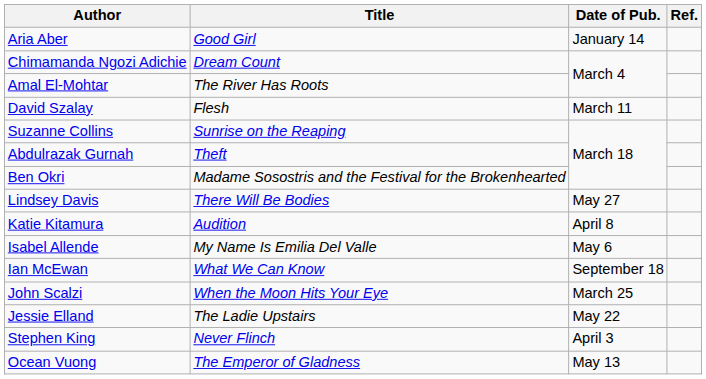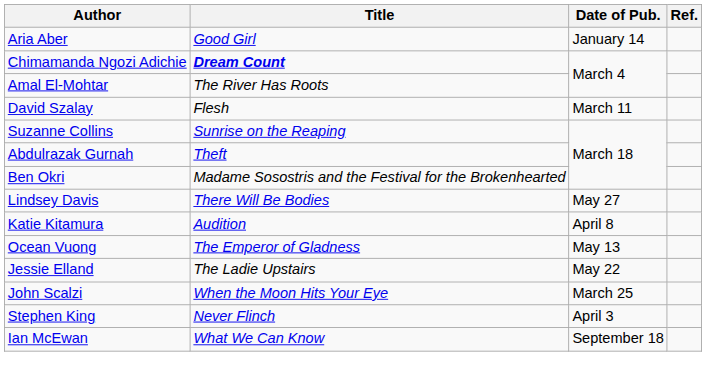(237, 62) normal -> (239, 62) bold
- row: (53, 246)
rows swapped: (52, 362) <-> (48, 270)
rows swapped: (51, 316) <-> (45, 293)
